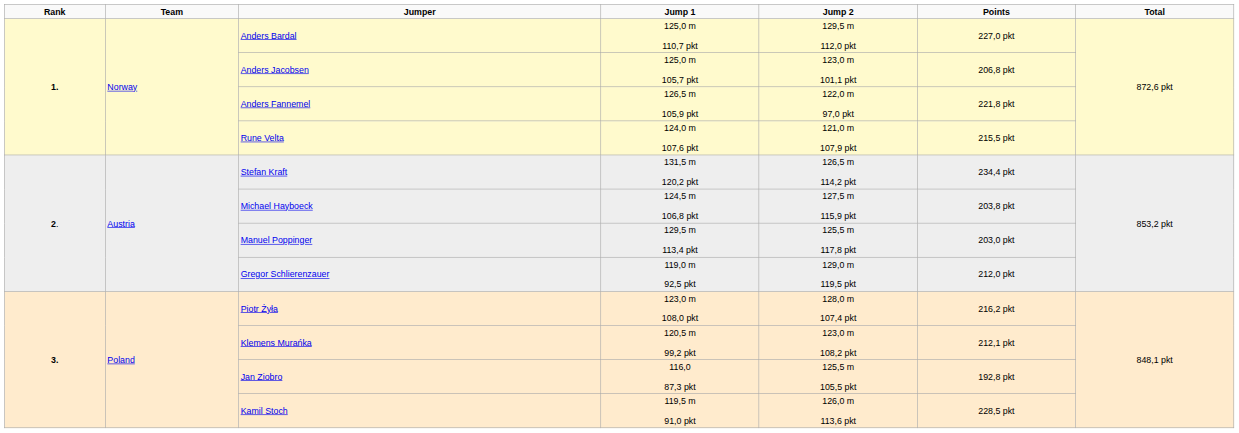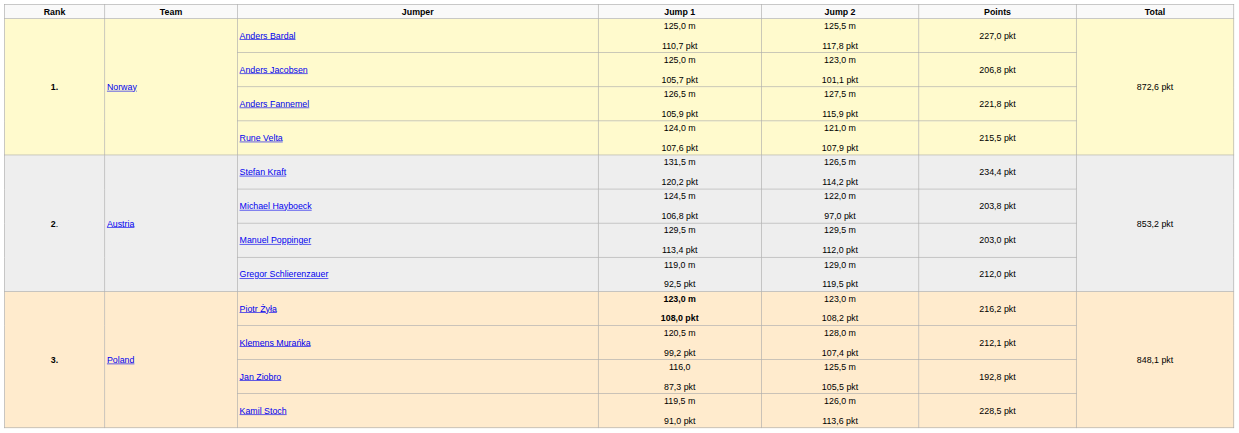(838, 36) 129,5 m 112,0 pkt -> (840, 36) 125,5 m 117,8 pkt
(838, 104) 122,0 m 97,0 pkt -> (840, 104) 127,5 m 115,9 pkt
(838, 206) 127,5 m 115,9 pkt -> (840, 206) 122,0 m 97,0 pkt
(838, 240) 125,5 m 117,8 pkt -> (840, 240) 129,5 m 112,0 pkt
(680, 309) normal -> (680, 309) bold
(838, 309) 128,0 m 107,4 pkt -> (840, 309) 123,0 m 108,2 pkt
(838, 343) 123,0 m 108,2 pkt -> (840, 343) 128,0 m 107,4 pkt
